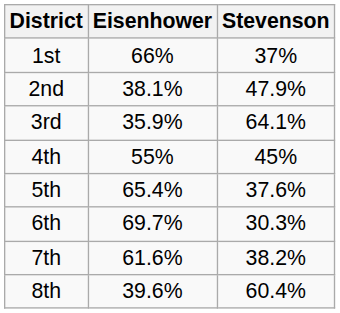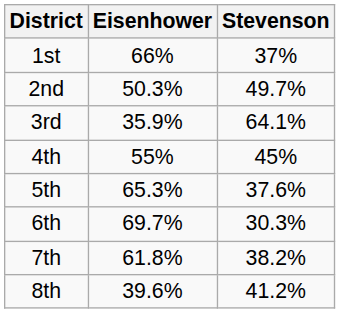(152, 88) 38.1% -> (152, 88) 50.3%
(276, 88) 47.9% -> (276, 88) 49.7%
(152, 190) 65.4% -> (152, 190) 65.3%
(152, 257) 61.6% -> (152, 257) 61.8%
(276, 291) 60.4% -> (276, 291) 41.2%
